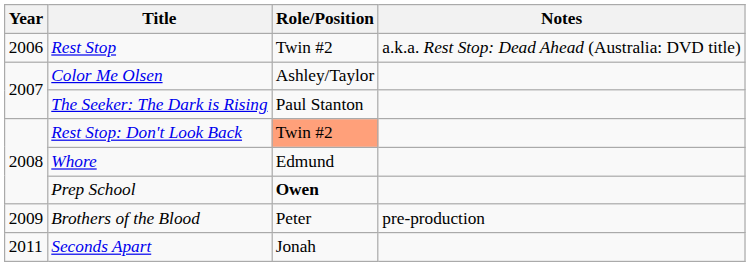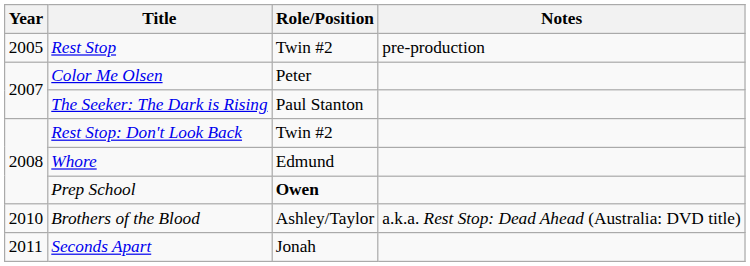(26, 47) 2006 -> (26, 47) 2005
(562, 47) a.k.a. Rest Stop: Dead Ahead (Australia: DVD title) -> (434, 47) pre-production
(325, 76) Ashley/Taylor -> (293, 76) Peter
(304, 133) lightsalmon background -> (304, 133) no background
(26, 218) 2009 -> (26, 218) 2010
(293, 218) Peter -> (325, 218) Ashley/Taylor
(434, 218) pre-production -> (562, 218) a.k.a. Rest Stop: Dead Ahead (Australia: DVD title)
